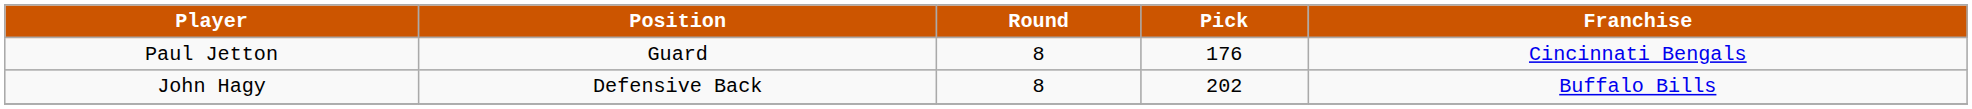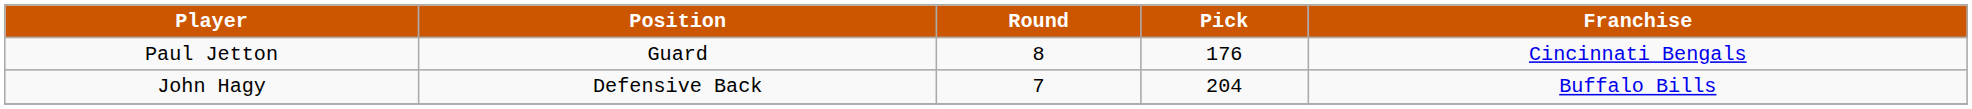(1039, 87) 8 -> (1039, 87) 7
(1224, 87) 202 -> (1224, 87) 204
